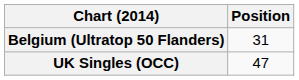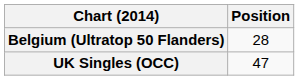(261, 39) 31 -> (261, 39) 28
